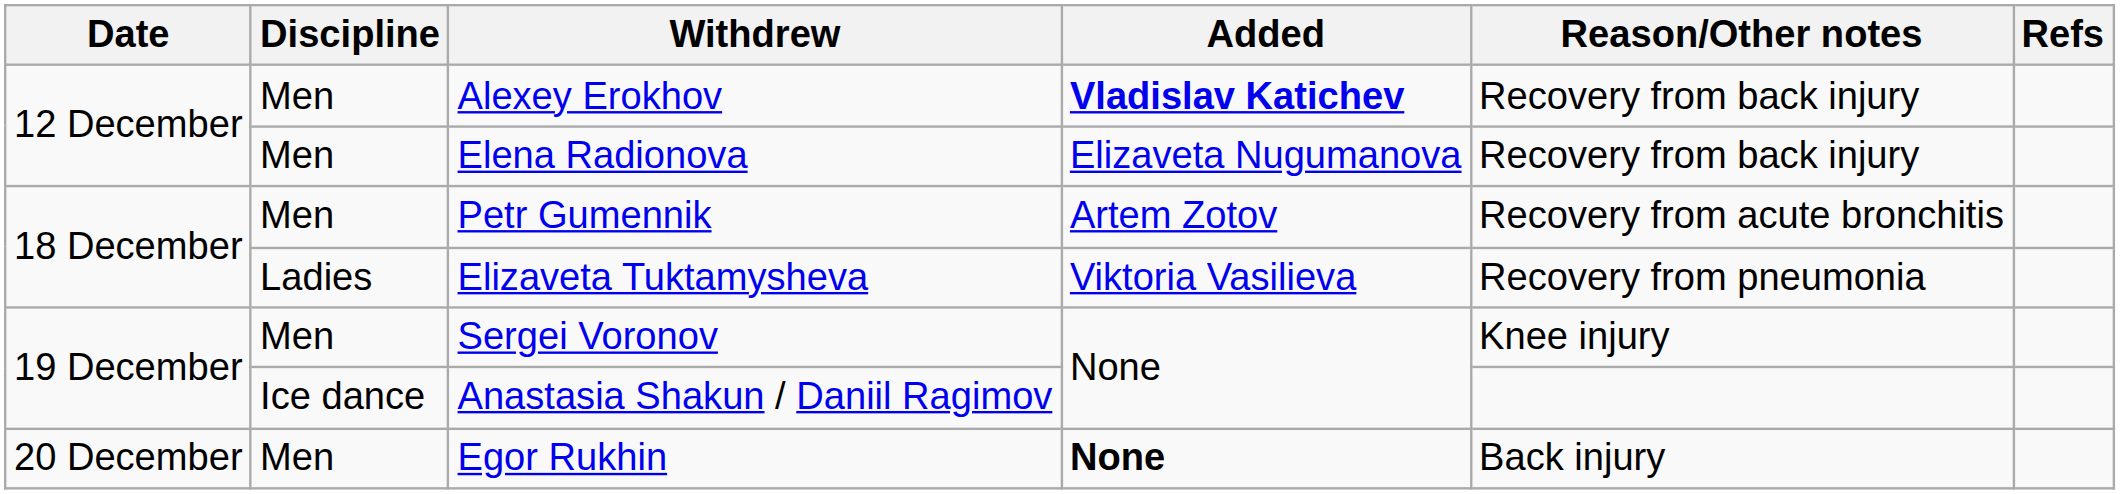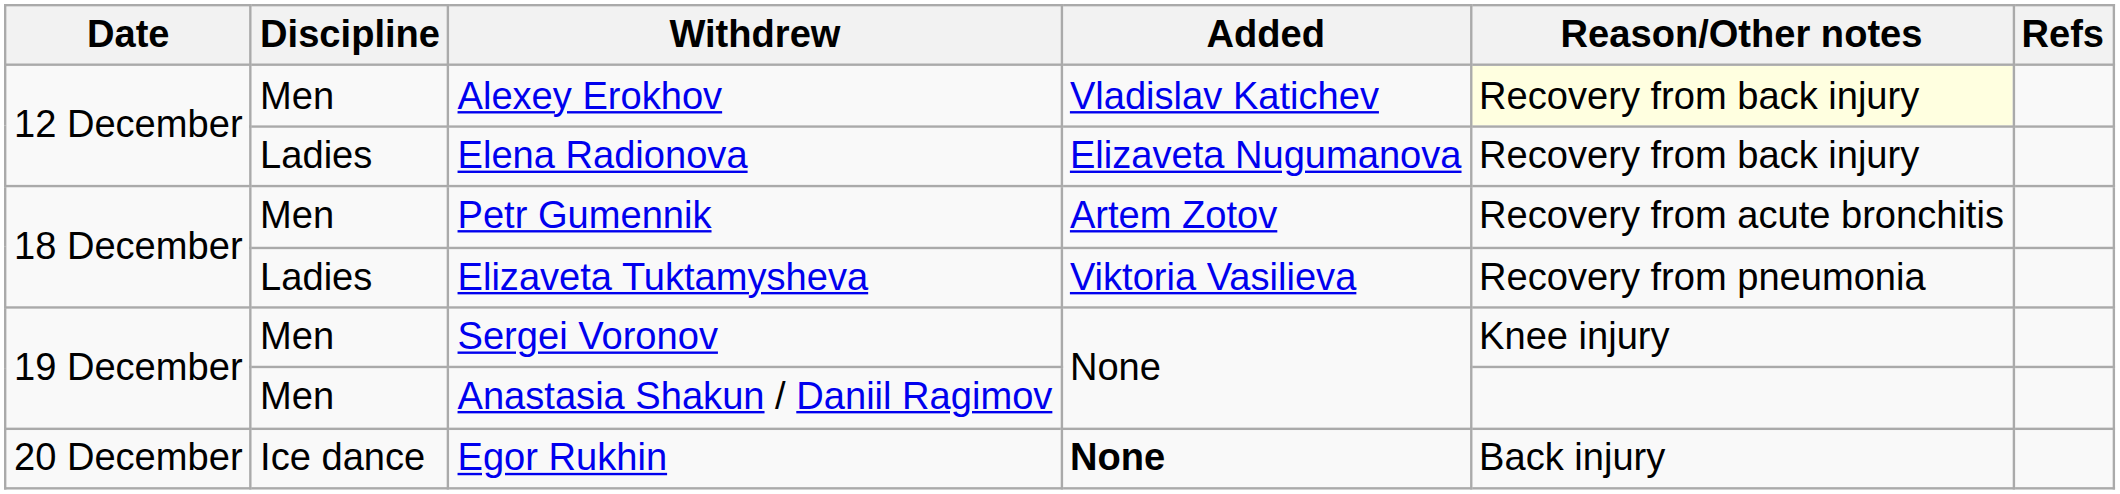(1237, 95) bold -> (1224, 95) normal
(1699, 95) no background -> (1699, 95) lightyellow background
(297, 155) Men -> (316, 155) Ladies
(343, 397) Ice dance -> (297, 397) Men
(297, 457) Men -> (343, 457) Ice dance
